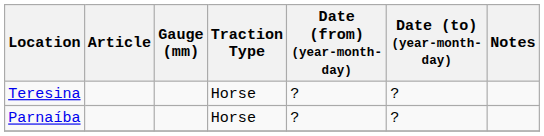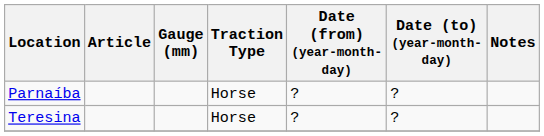rows swapped: (44, 118) <-> (44, 94)
